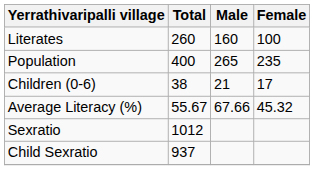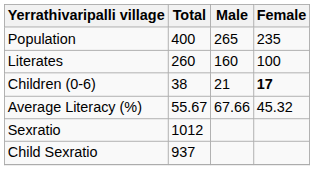rows swapped: (42, 61) <-> (35, 38)
(265, 84) normal -> (265, 84) bold
